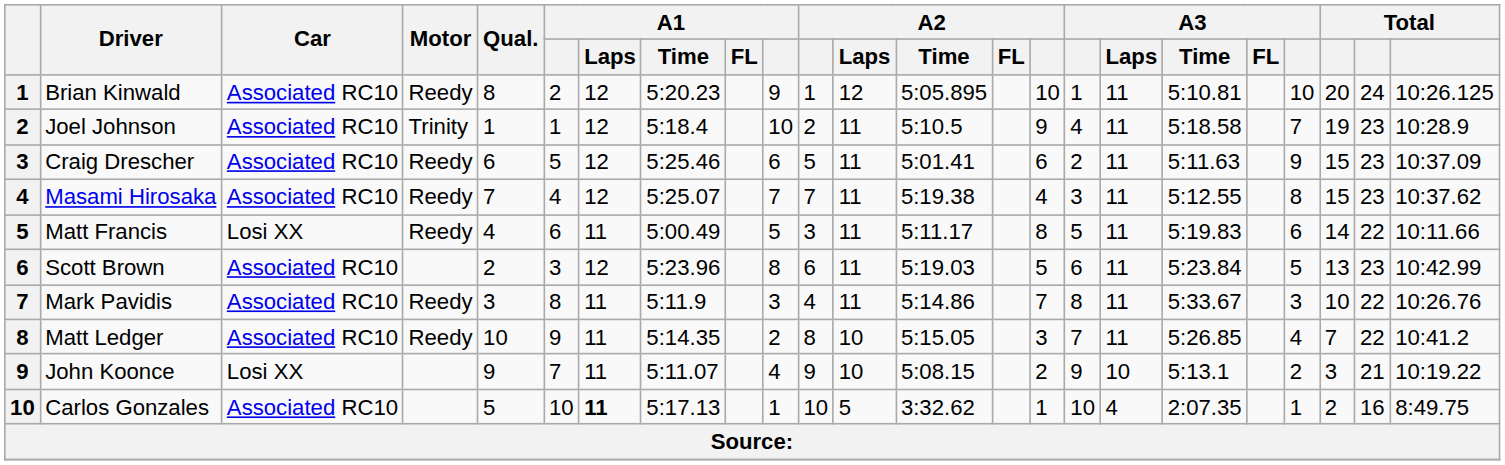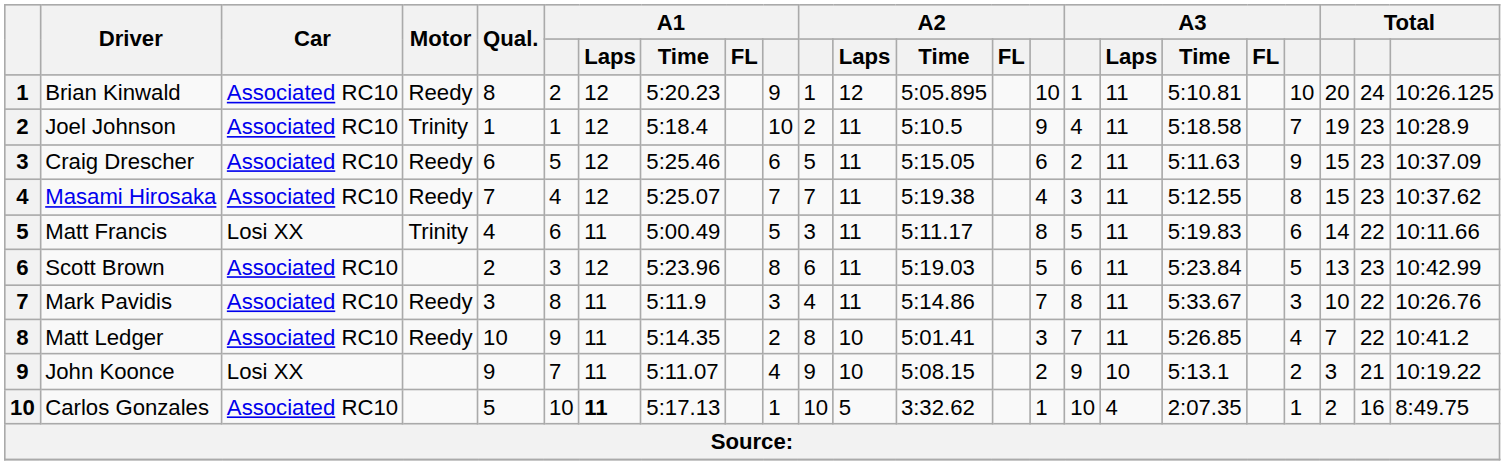(938, 162) 5:01.41 -> (938, 162) 5:15.05
(441, 232) Reedy -> (438, 232) Trinity
(938, 336) 5:15.05 -> (938, 336) 5:01.41
